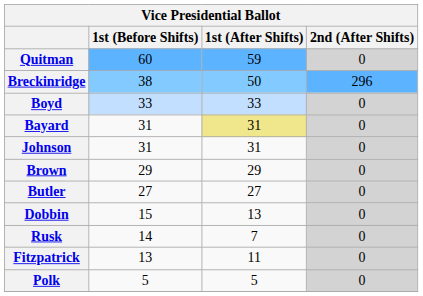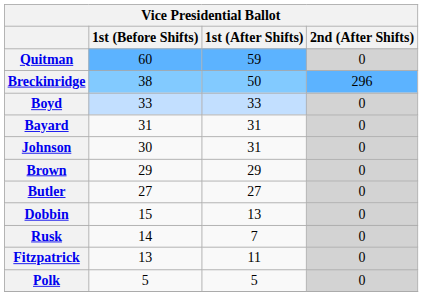(254, 125) khaki background -> (254, 125) no background
(145, 147) 31 -> (145, 147) 30
